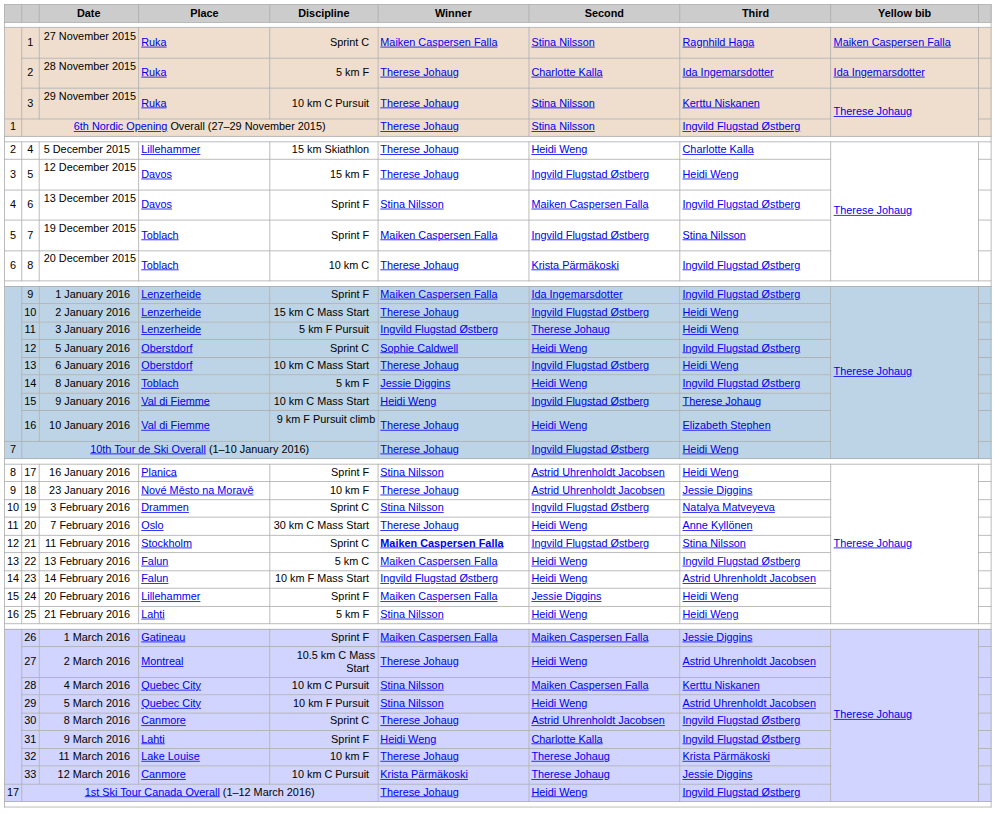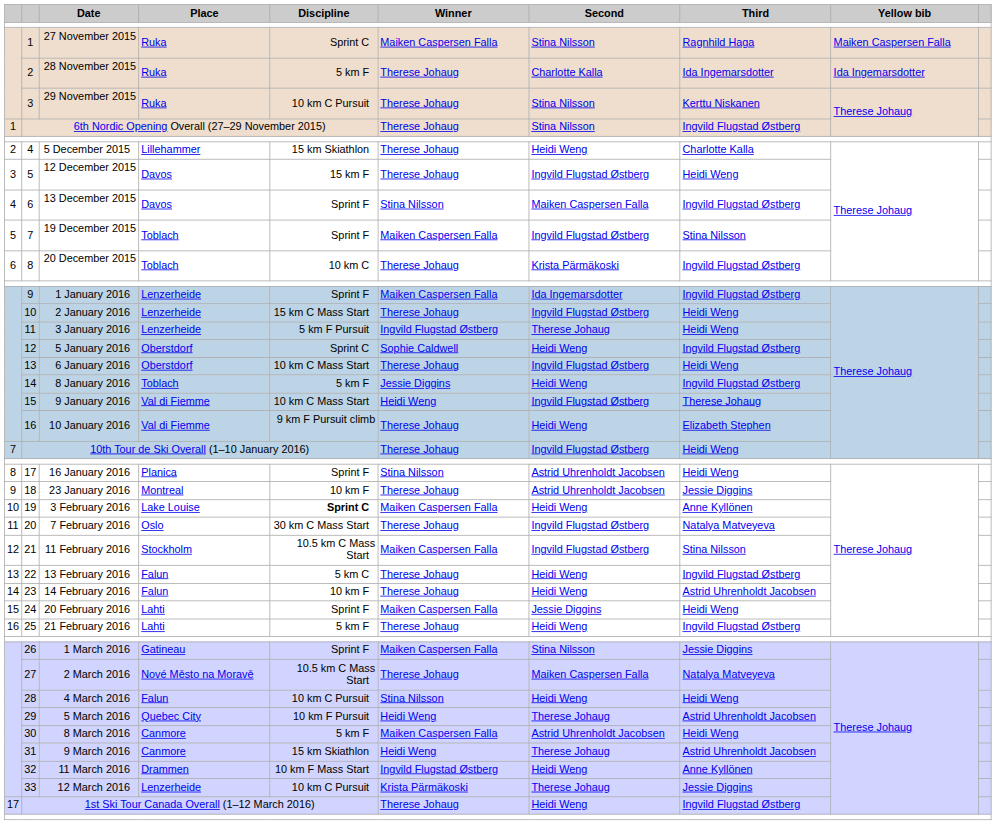(197, 490) Nové Město na Moravě -> (162, 490) Montreal
(165, 508) Drammen -> (171, 508) Lake Louise
(353, 508) normal -> (351, 508) bold
(412, 508) Stina Nilsson -> (439, 508) Maiken Caspersen Falla
(590, 508) Ingvild Flugstad Østberg -> (559, 508) Heidi Weng
(729, 508) Natalya Matveyeva -> (718, 508) Anne Kyllönen
(559, 525) Heidi Weng -> (590, 525) Ingvild Flugstad Østberg
(718, 525) Anne Kyllönen -> (729, 525) Natalya Matveyeva
(353, 543) Sprint C -> (336, 549) 10.5 km C Mass Start
(442, 543) bold -> (439, 549) normal
(439, 561) Maiken Caspersen Falla -> (420, 574) Therese Johaug
(325, 579) 10 km F Mass Start -> (353, 591) 10 km F
(439, 579) Ingvild Flugstad Østberg -> (420, 591) Therese Johaug
(171, 596) Lillehammer -> (153, 609) Lahti
(412, 614) Stina Nilsson -> (420, 627) Therese Johaug
(710, 614) Heidi Weng -> (741, 627) Ingvild Flugstad Østberg
(590, 637) Maiken Caspersen Falla -> (563, 650) Stina Nilsson
(162, 661) Montreal -> (197, 674) Nové Město na Moravě
(559, 661) Heidi Weng -> (590, 674) Maiken Caspersen Falla
(749, 661) Astrid Uhrenholdt Jacobsen -> (729, 674) Natalya Matveyeva
(171, 685) Quebec City -> (155, 698) Falun
(590, 685) Maiken Caspersen Falla -> (559, 698) Heidi Weng
(721, 685) Kerttu Niskanen -> (710, 698) Heidi Weng
(412, 703) Stina Nilsson -> (408, 716) Heidi Weng
(559, 703) Heidi Weng -> (571, 716) Therese Johaug
(353, 721) Sprint C -> (356, 734) 5 km F
(420, 721) Therese Johaug -> (439, 734) Maiken Caspersen Falla
(741, 721) Ingvild Flugstad Østberg -> (710, 734) Heidi Weng
(153, 739) Lahti -> (164, 751) Canmore
(353, 739) Sprint F -> (334, 751) 15 km Skiathlon
(567, 739) Charlotte Kalla -> (571, 751) Therese Johaug
(741, 739) Ingvild Flugstad Østberg -> (749, 751) Astrid Uhrenholdt Jacobsen
(171, 756) Lake Louise -> (165, 769) Drammen
(353, 756) 10 km F -> (325, 769) 10 km F Mass Start
(420, 756) Therese Johaug -> (439, 769) Ingvild Flugstad Østberg
(571, 756) Therese Johaug -> (559, 769) Heidi Weng
(726, 756) Krista Pärmäkoski -> (718, 769) Anne Kyllönen
(164, 774) Canmore -> (171, 787) Lenzerheide
